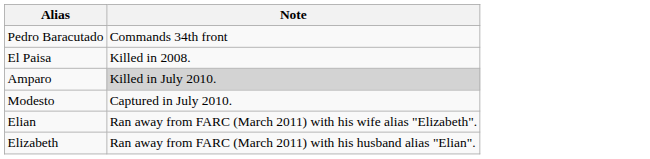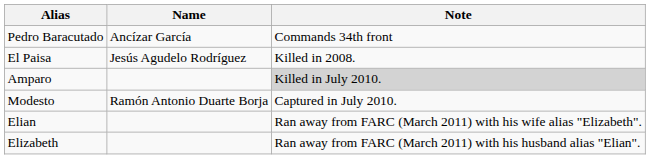+ column: (189, 15)
